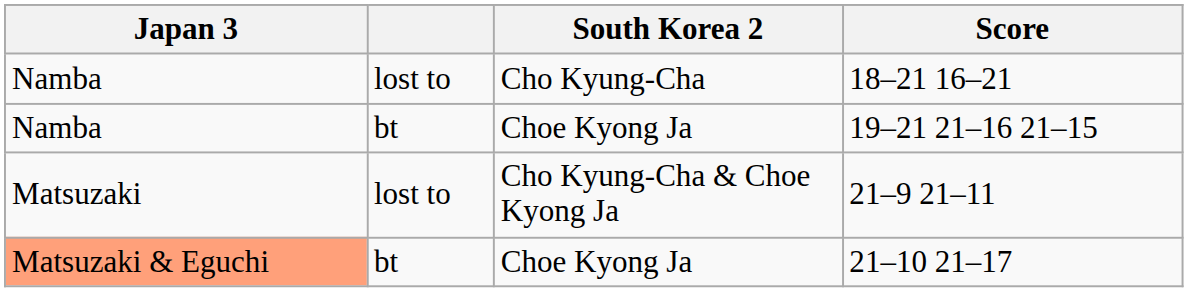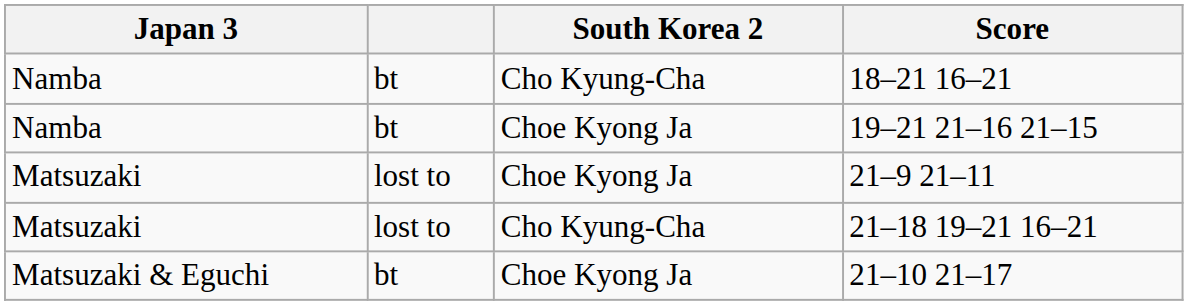(412, 78) lost to -> (386, 78) bt
(656, 194) Cho Kyung-Cha & Choe Kyong Ja -> (597, 176) Choe Kyong Ja
+ row: (974, 226)
(141, 260) lightsalmon background -> (141, 275) no background
